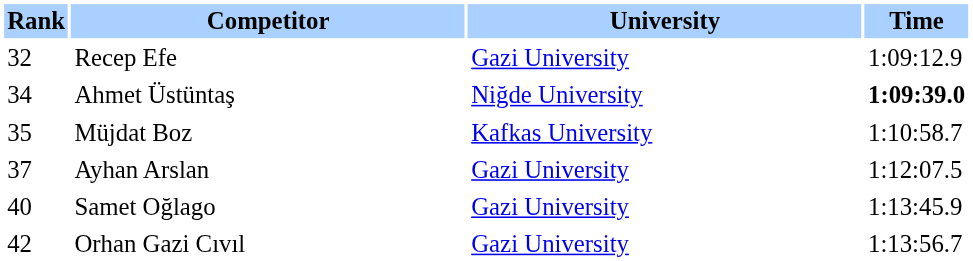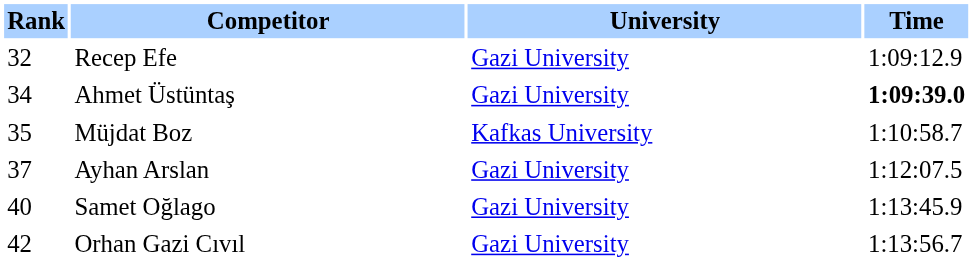(557, 95) Niğde University -> (550, 95) Gazi University
